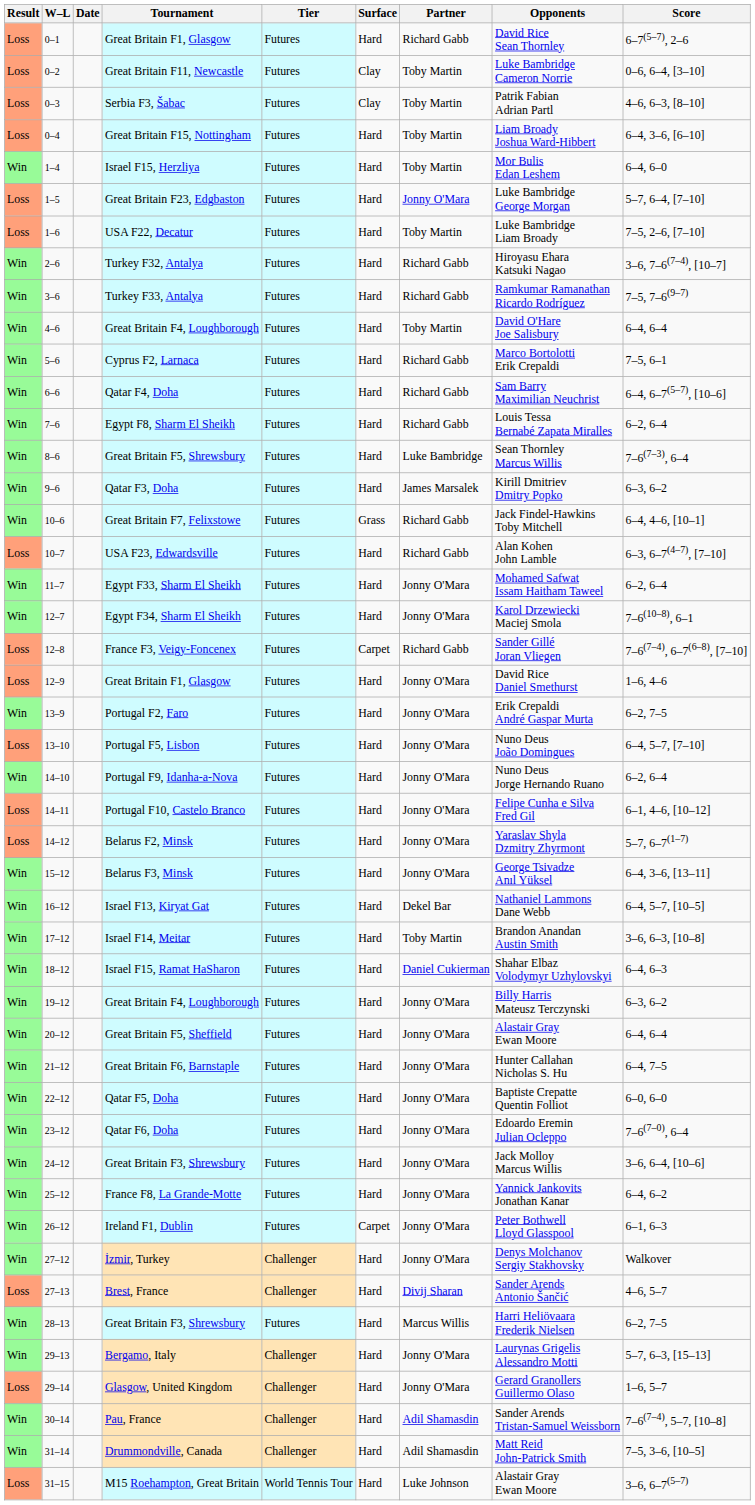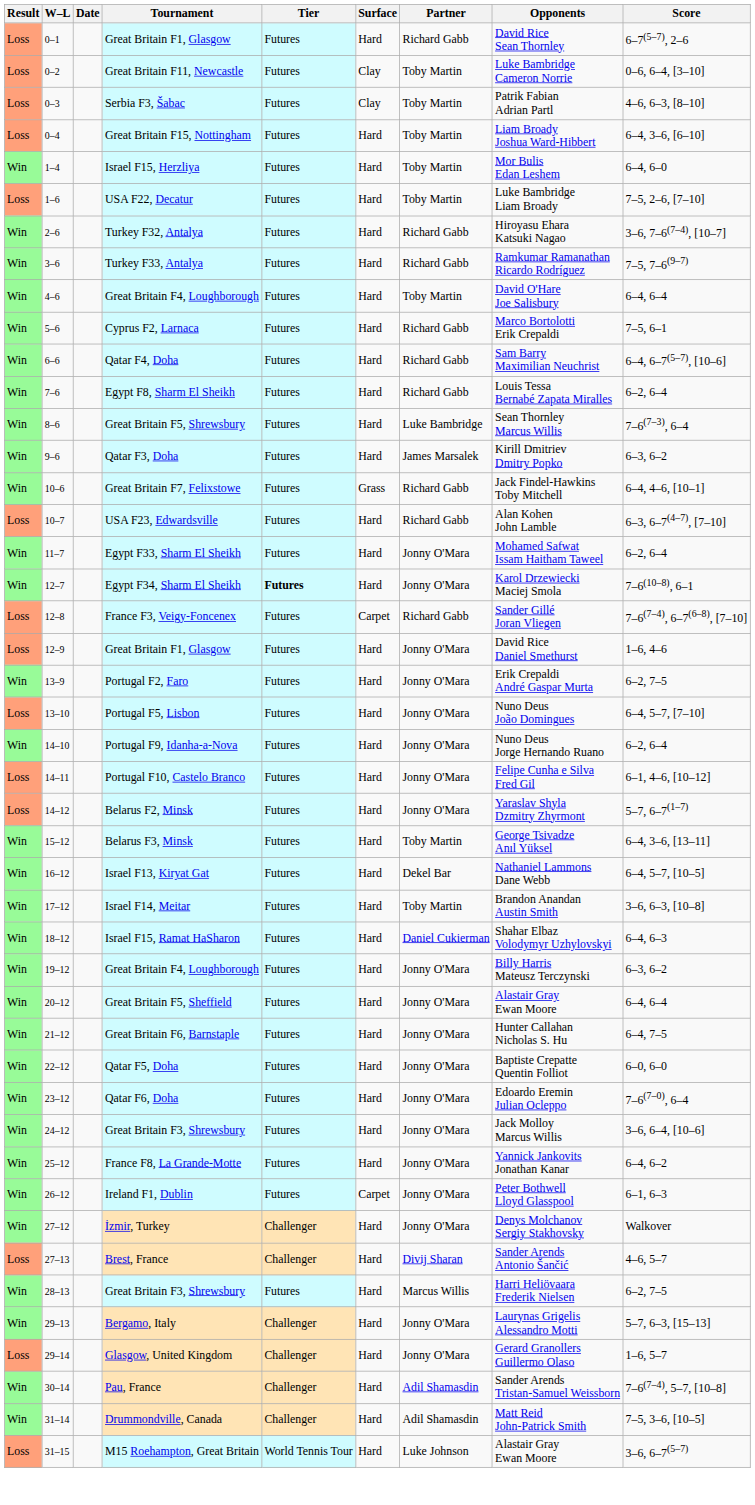- row: (52, 200)
(282, 617) normal -> (284, 584) bold
(436, 873) Jonny O'Mara -> (432, 841) Toby Martin
